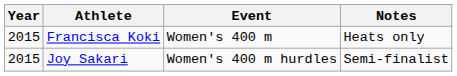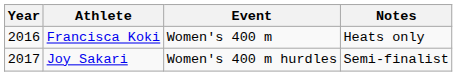(24, 38) 2015 -> (24, 38) 2016
(24, 60) 2015 -> (24, 60) 2017
